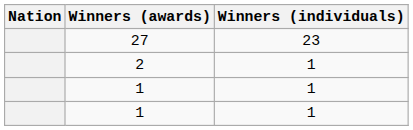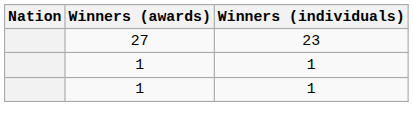- row: (140, 65)
